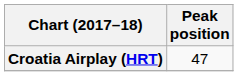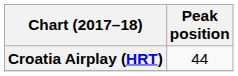(200, 58) 47 -> (200, 58) 44
